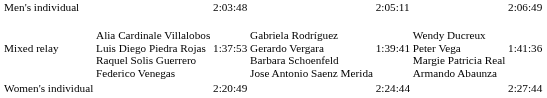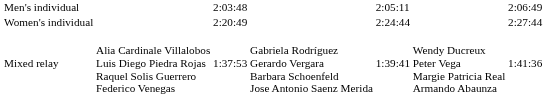rows swapped: (49, 88) <-> (31, 48)
